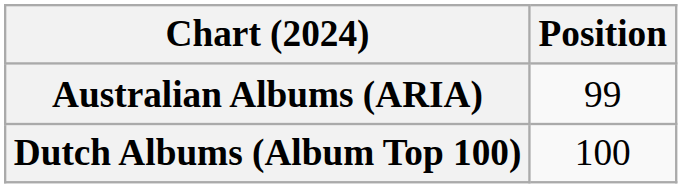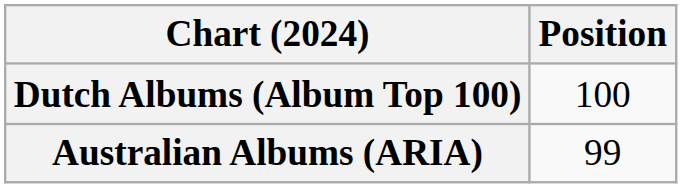rows swapped: (268, 93) <-> (268, 152)
